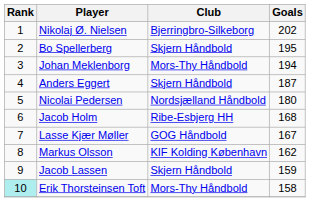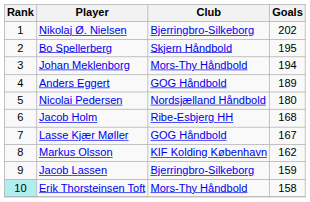(191, 83) Skjern Håndbold -> (188, 83) GOG Håndbold
(287, 83) 187 -> (287, 83) 189
(191, 170) Skjern Håndbold -> (202, 170) Bjerringbro-Silkeborg
